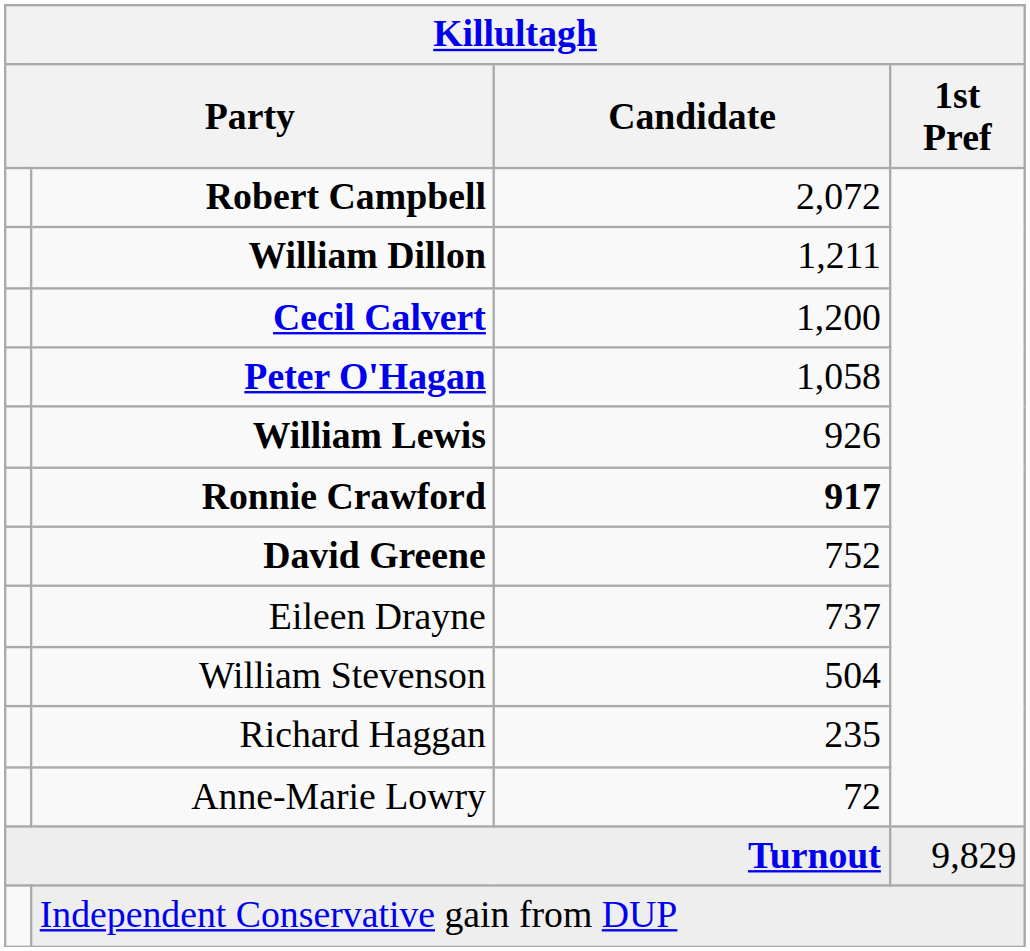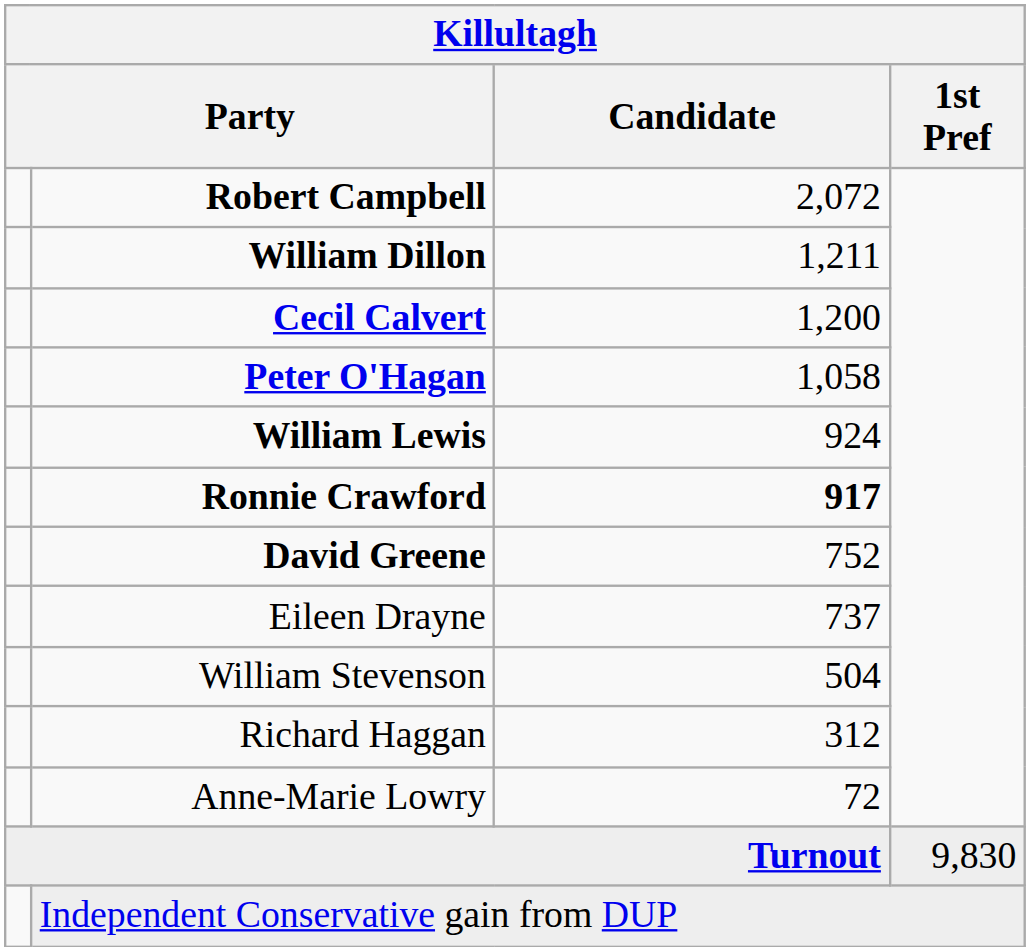(853, 436) 926 -> (853, 436) 924
(853, 735) 235 -> (853, 735) 312
(974, 855) 9,829 -> (974, 855) 9,830
